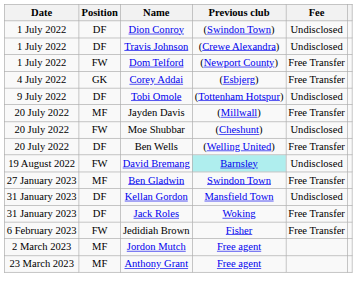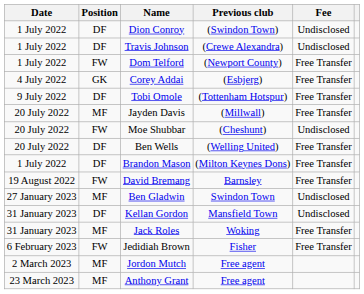(317, 96) Undisclosed -> (324, 96) Free Transfer
+ row: (157, 163)
(239, 163) paleturquoise background -> (243, 180) no background
(317, 163) Undisclosed -> (324, 180) Free Transfer
(317, 180) Free Transfer -> (324, 197) Undisclosed
(100, 213) DF -> (100, 230) MF
